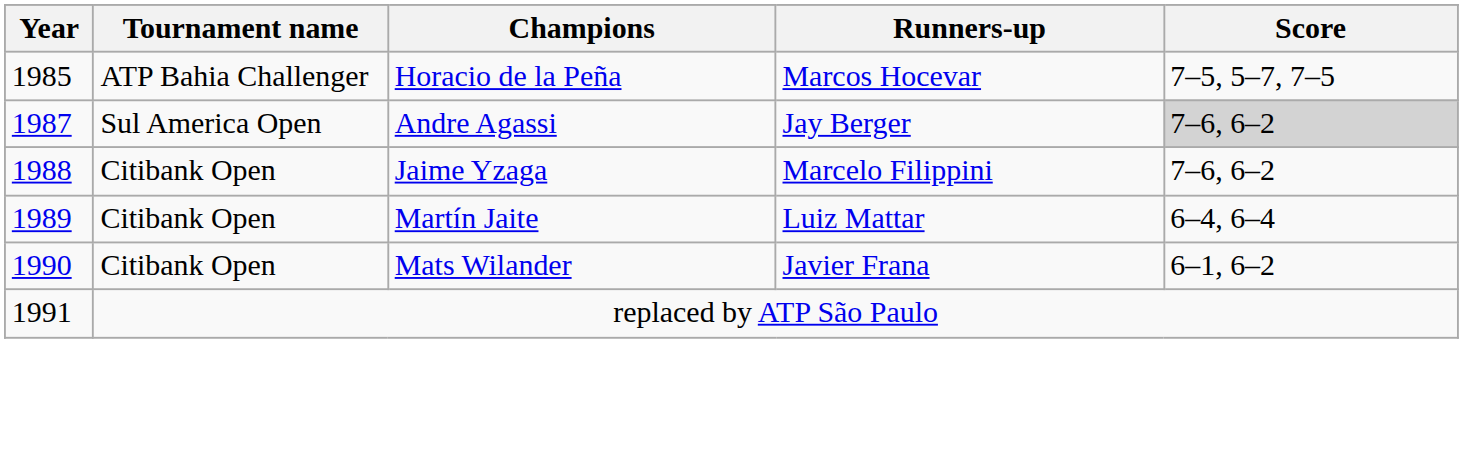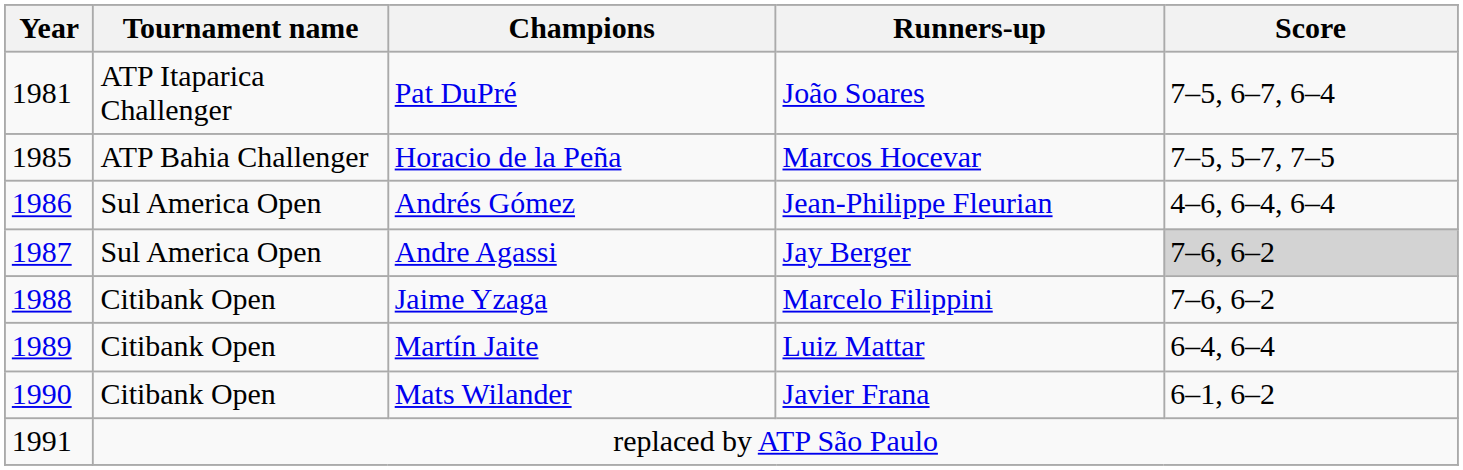+ row: (456, 92)
+ row: (485, 204)
